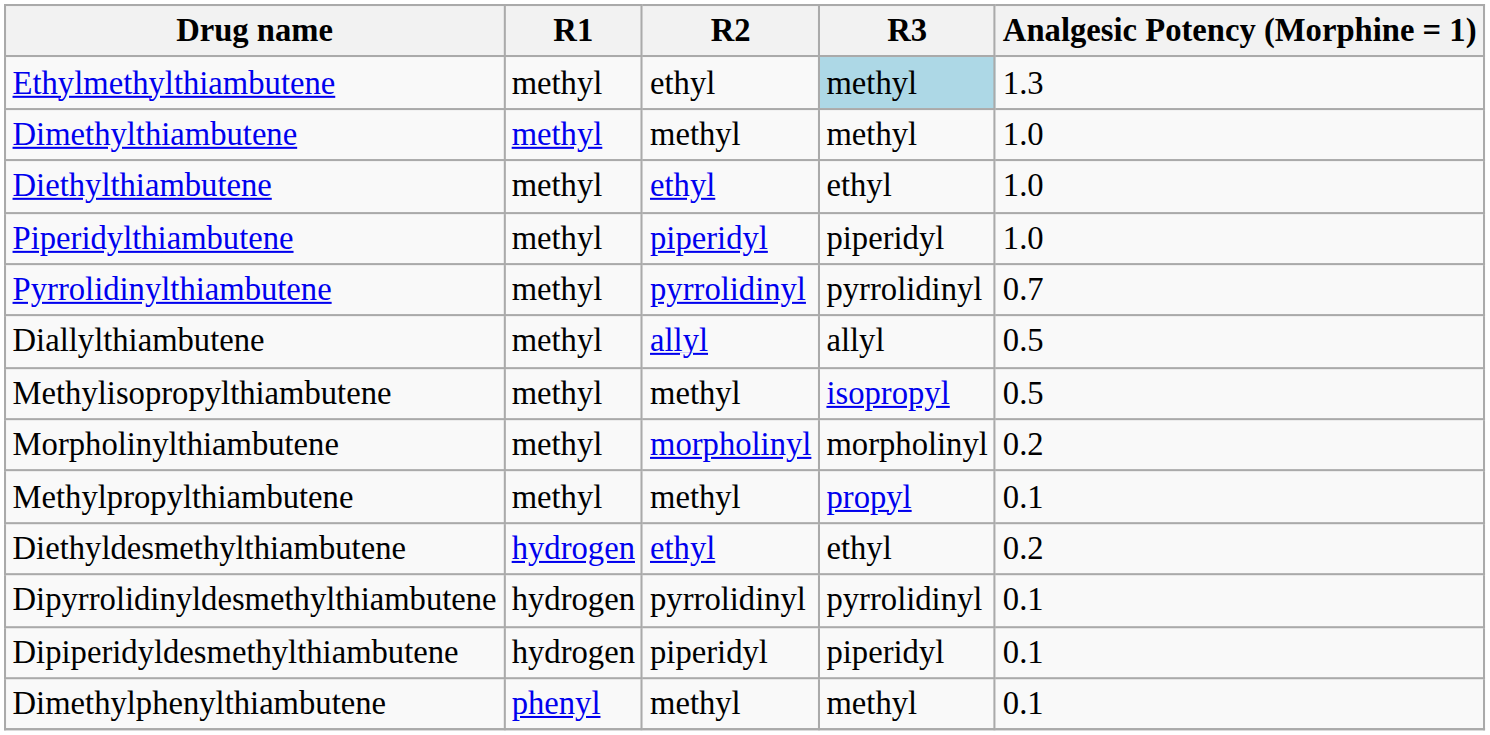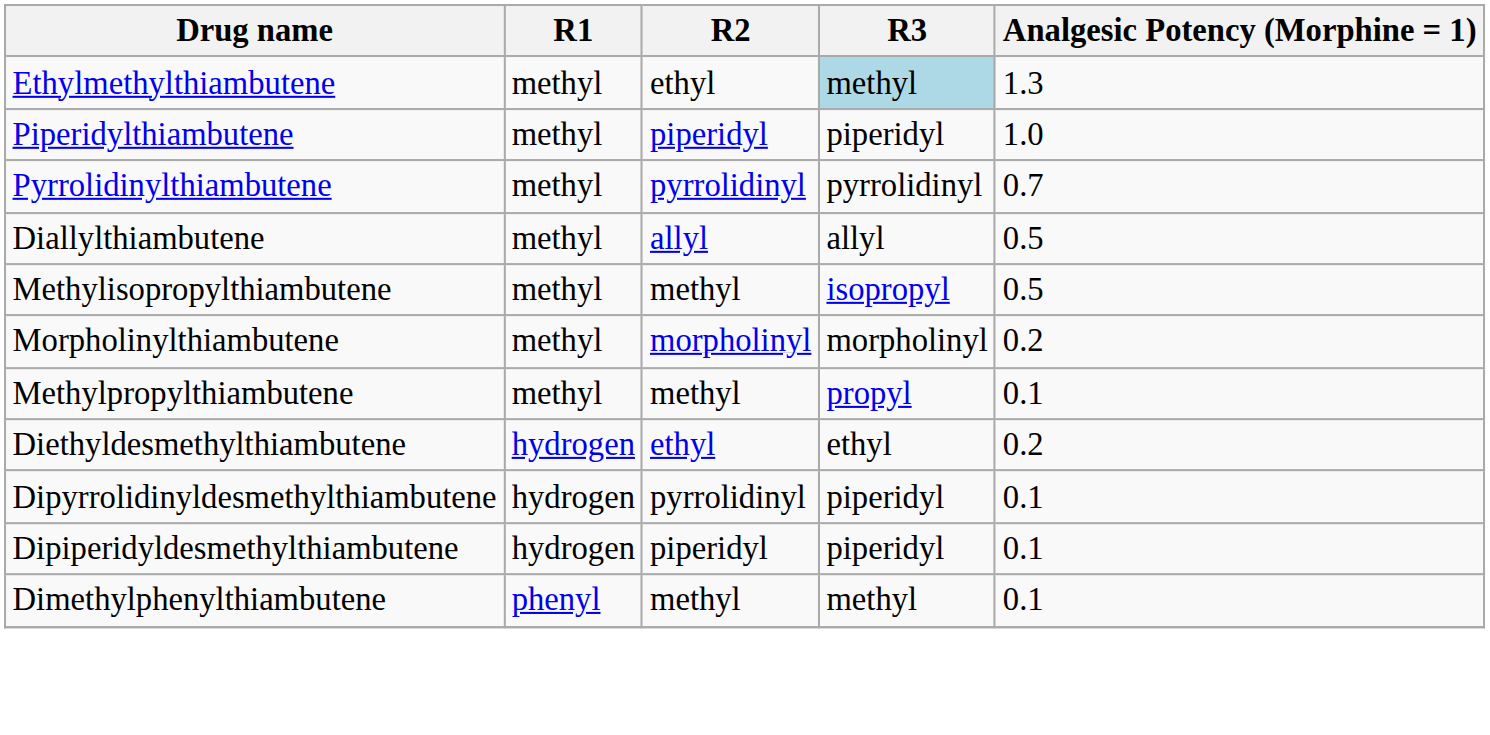- row: (155, 133)
- row: (142, 185)
(904, 599) pyrrolidinyl -> (885, 496) piperidyl
